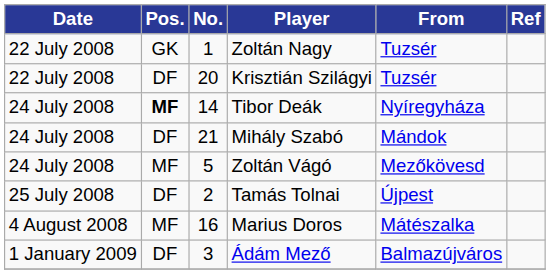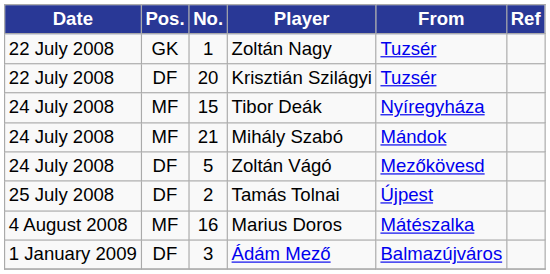(165, 107) bold -> (165, 107) normal
(208, 107) 14 -> (208, 107) 15
(165, 136) DF -> (165, 136) MF
(165, 166) MF -> (165, 166) DF
